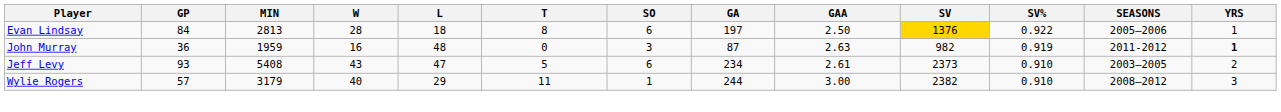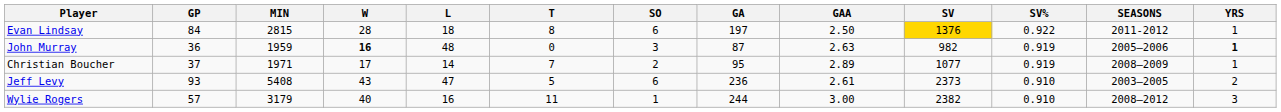(270, 30) 2813 -> (280, 30) 2815
(1138, 30) 2005–2006 -> (1140, 30) 2011-2012
(356, 47) normal -> (365, 47) bold
(1138, 47) 2011-2012 -> (1140, 47) 2005–2006
+ row: (61, 64)
(733, 64) 234 -> (738, 82) 236
(440, 82) 29 -> (448, 99) 16
